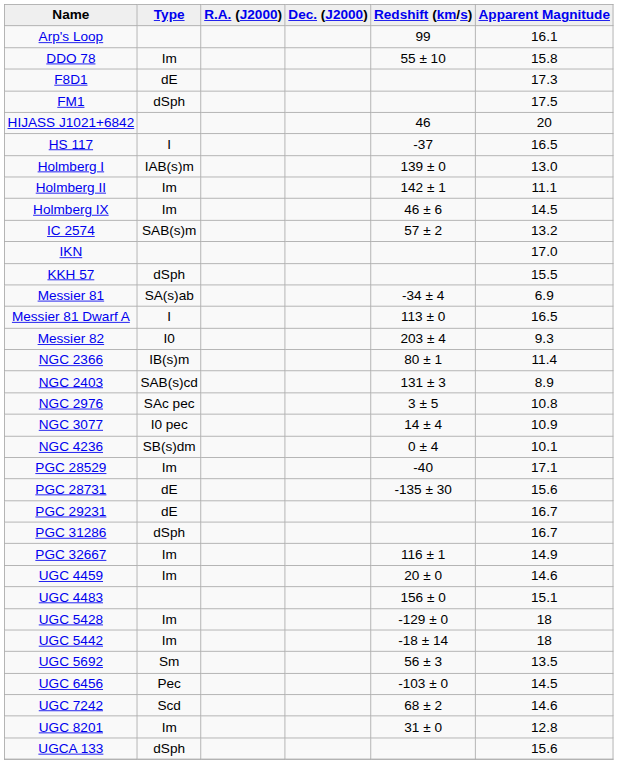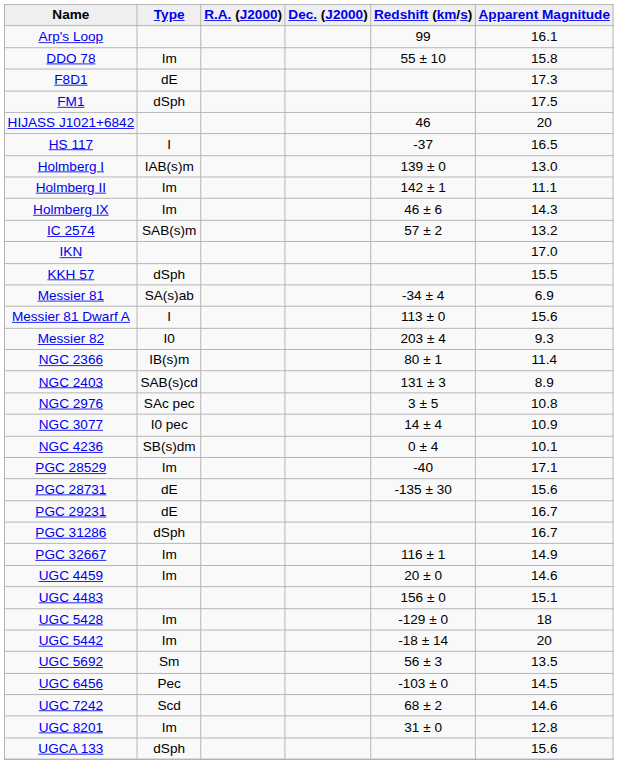(544, 209) 14.5 -> (544, 209) 14.3
(544, 317) 16.5 -> (544, 317) 15.6
(544, 640) 18 -> (544, 640) 20
